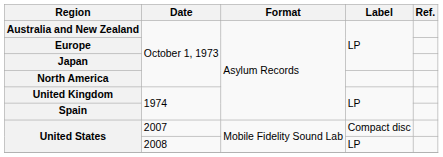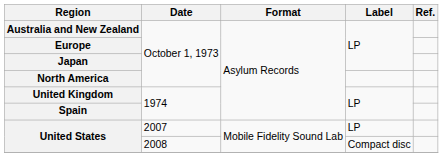(379, 128) Compact disc -> (354, 128) LP
(354, 144) LP -> (379, 144) Compact disc
